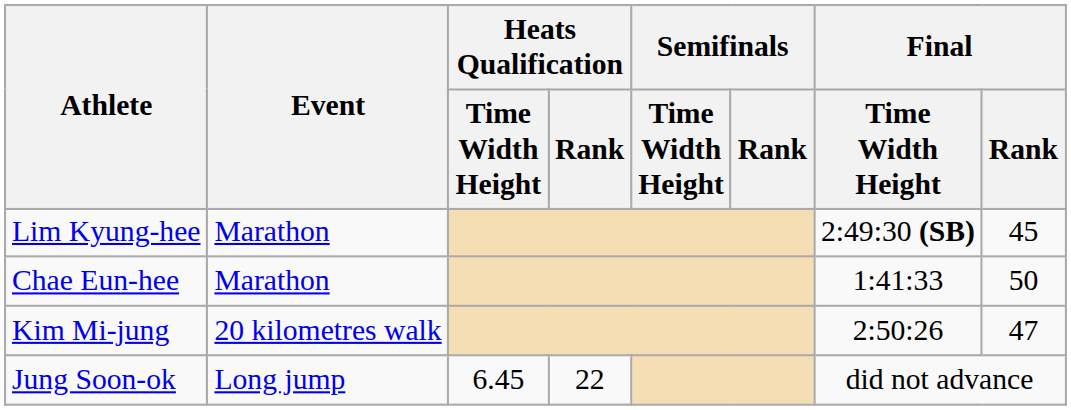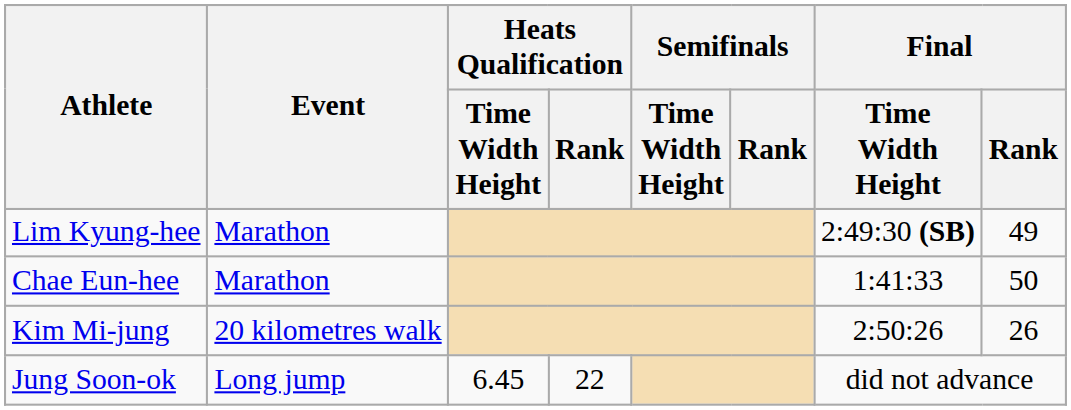(1023, 232) 45 -> (1023, 232) 49
(1023, 330) 47 -> (1023, 330) 26
